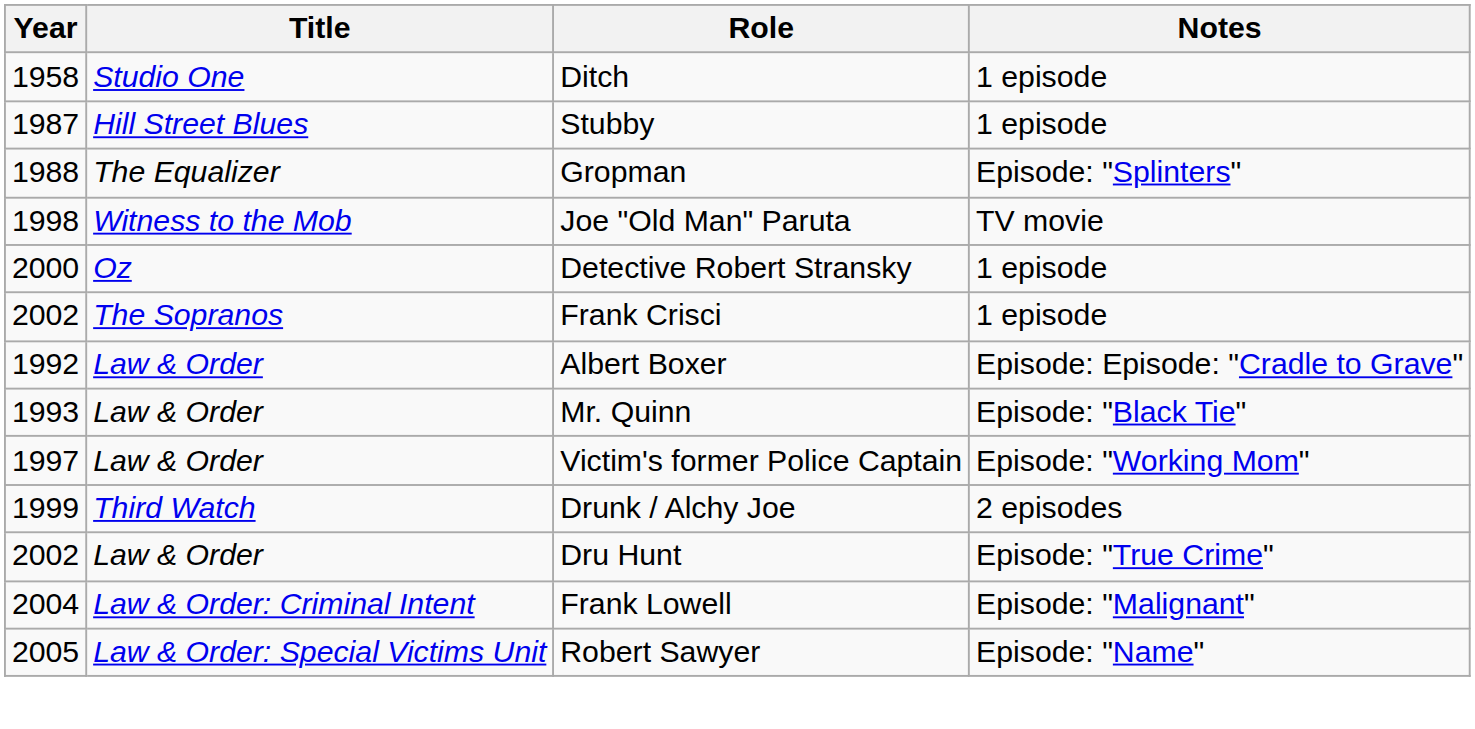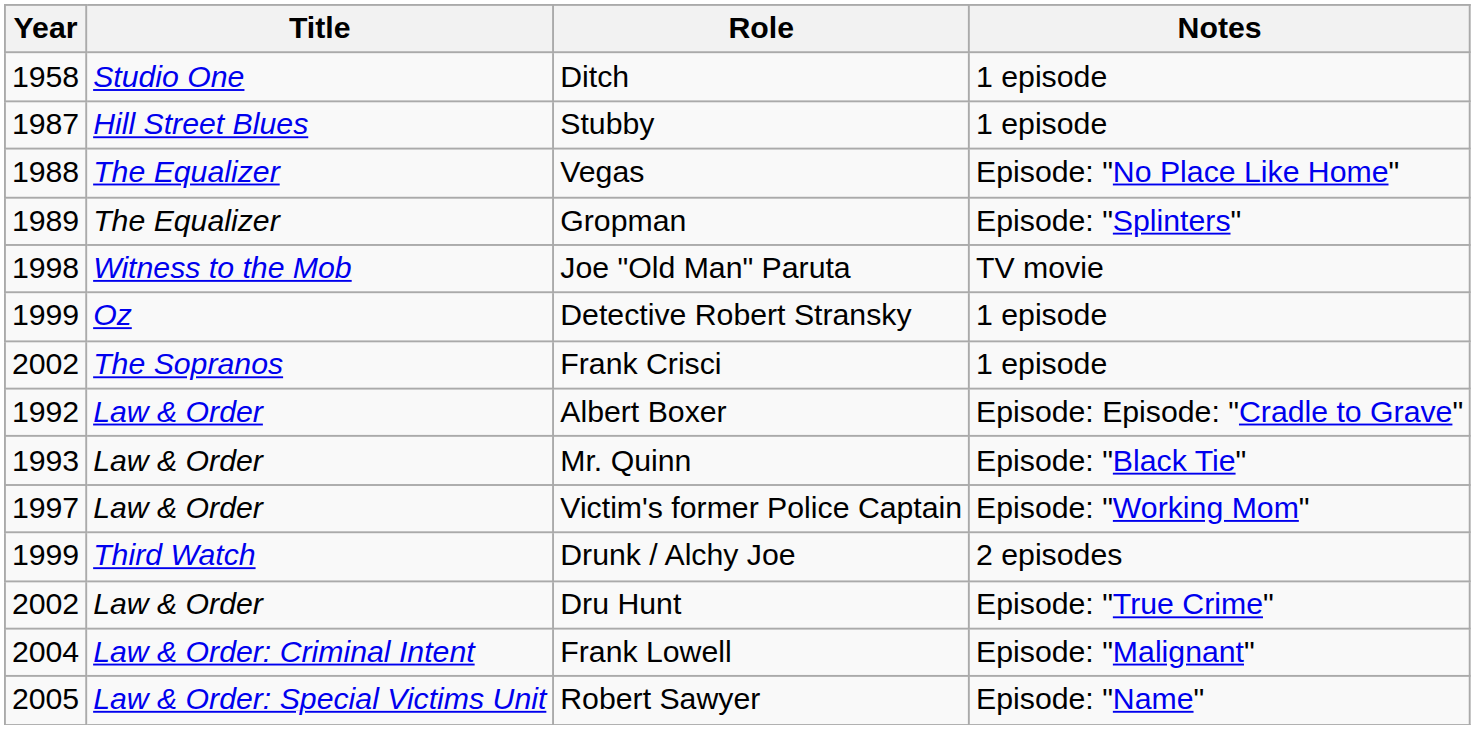+ row: (602, 172)
(46, 172) 1988 -> (46, 220) 1989
(46, 268) 2000 -> (46, 316) 1999
